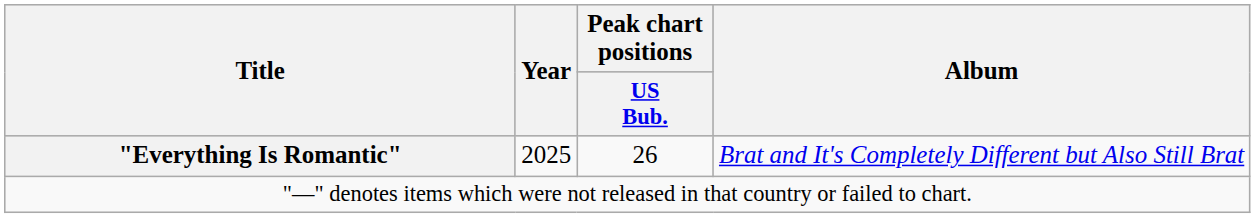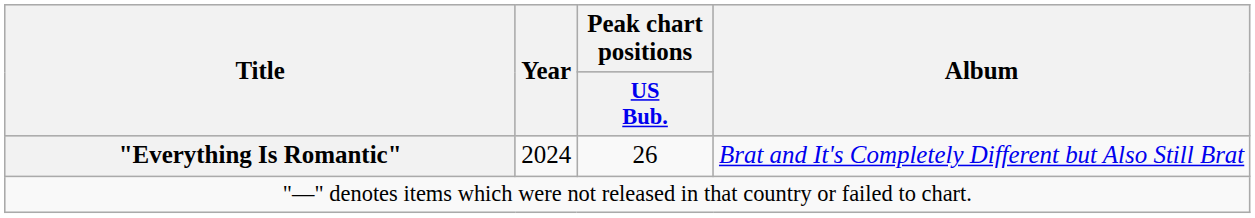(546, 155) 2025 -> (546, 155) 2024
